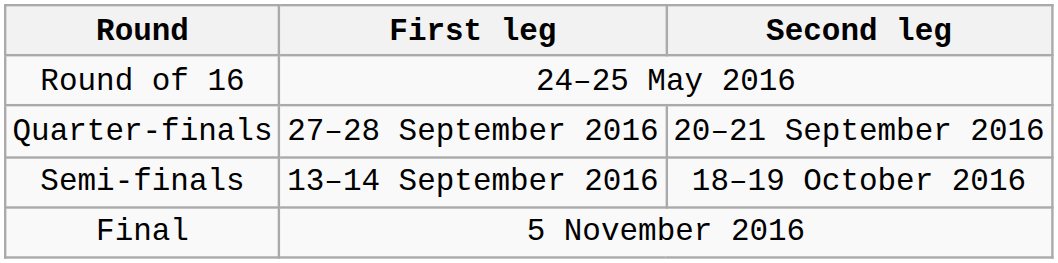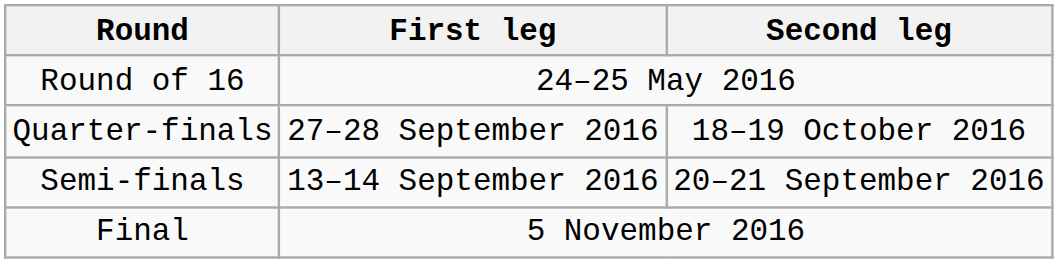(859, 131) 20–21 September 2016 -> (859, 131) 18–19 October 2016
(859, 182) 18–19 October 2016 -> (859, 182) 20–21 September 2016
